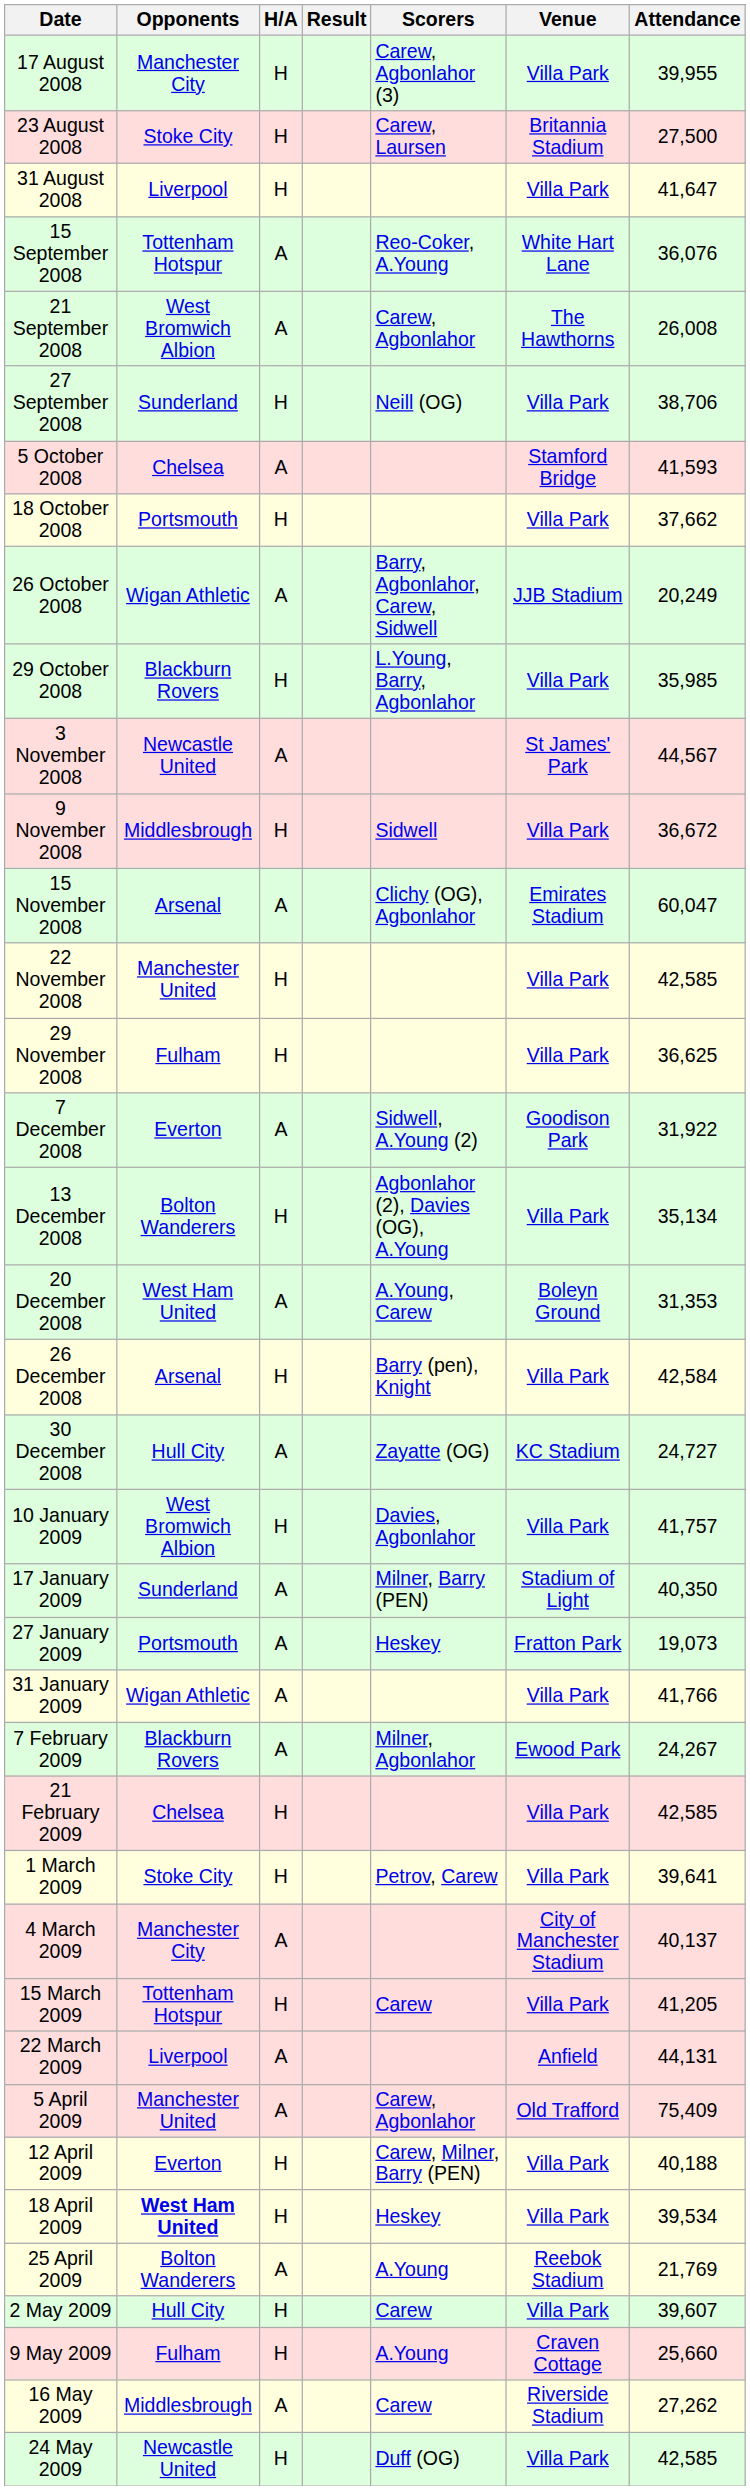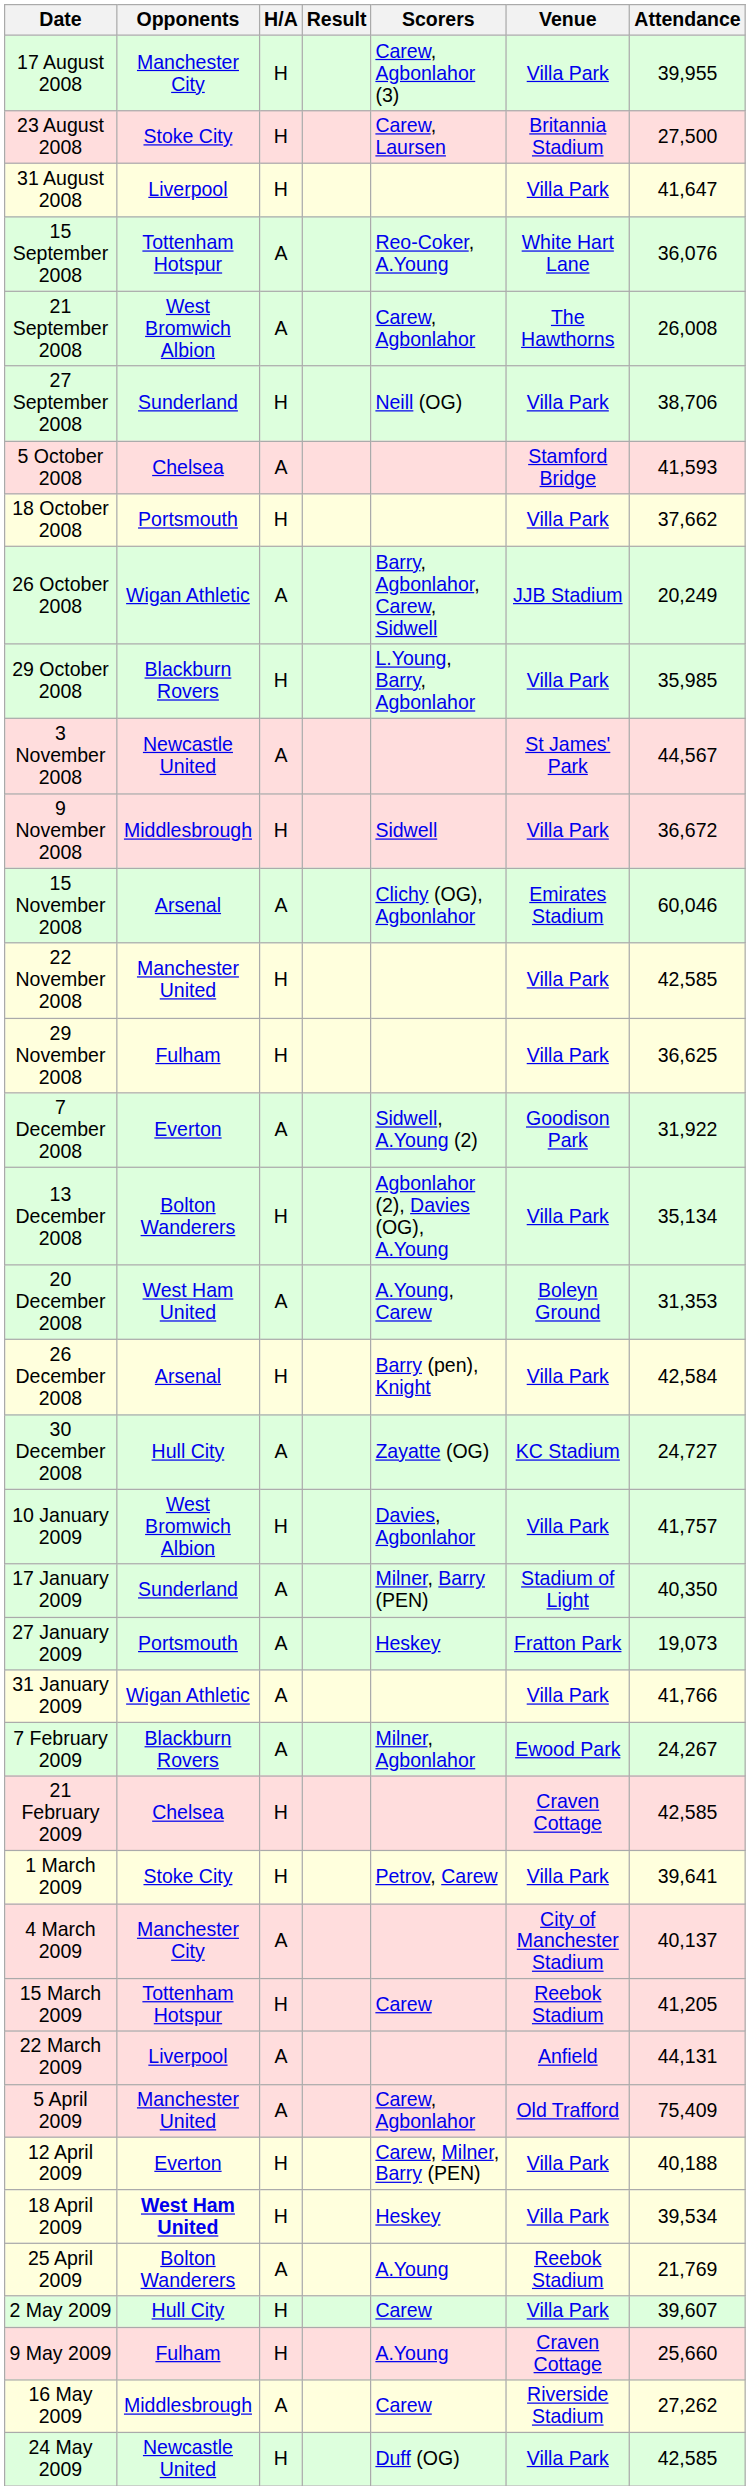(687, 905) 60,047 -> (687, 905) 60,046
(568, 1813) Villa Park -> (568, 1813) Craven Cottage
(568, 2004) Villa Park -> (568, 2004) Reebok Stadium
